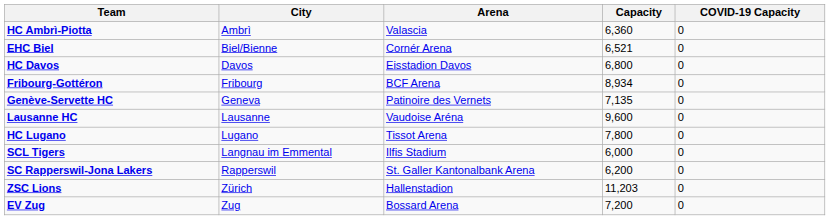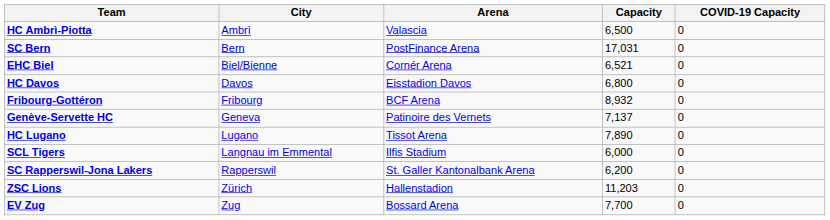(619, 30) 6,360 -> (619, 30) 6,500
+ row: (29, 48)
(619, 83) 8,934 -> (619, 100) 8,932
(619, 100) 7,135 -> (619, 118) 7,137
- row: (42, 118)
(619, 135) 7,800 -> (619, 135) 7,890
(619, 205) 7,200 -> (619, 205) 7,700
